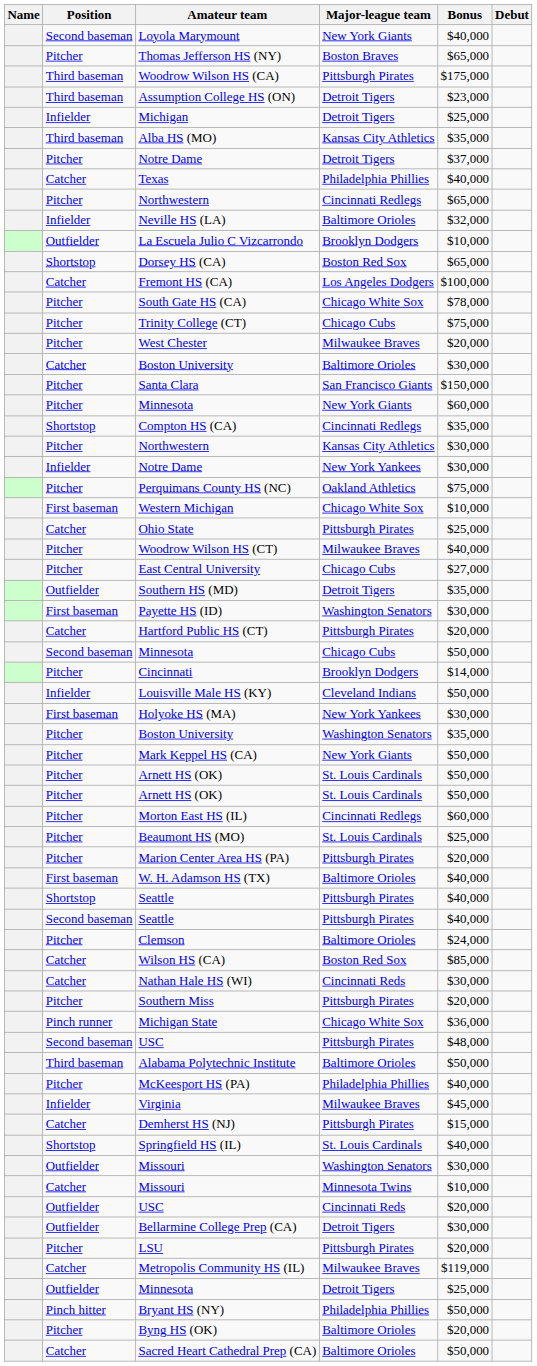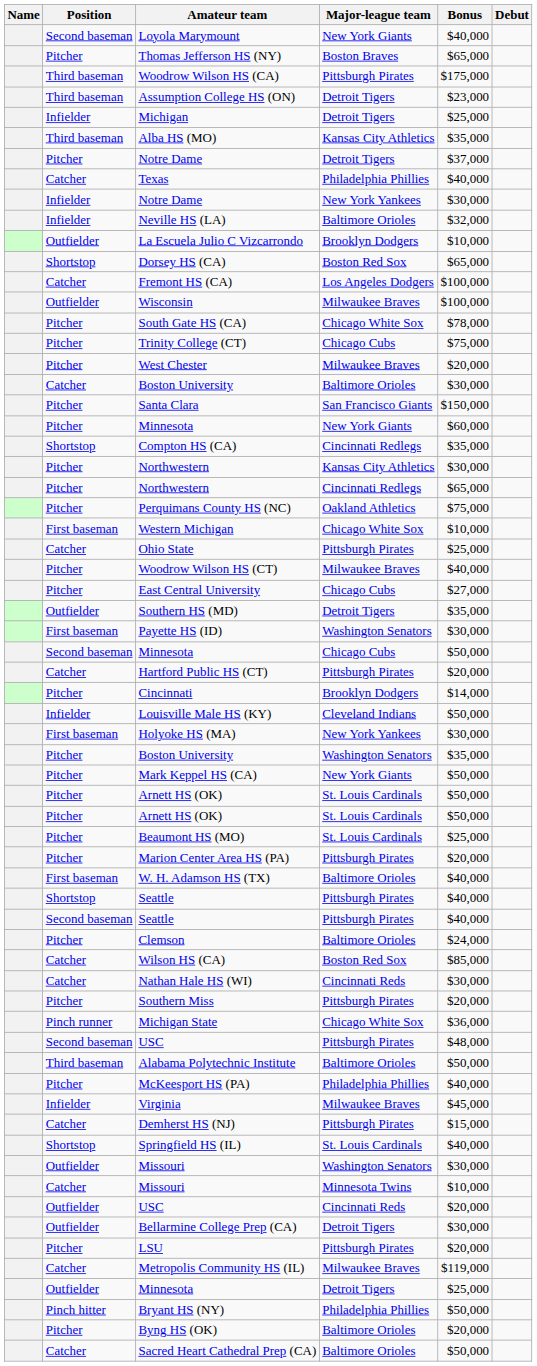rows swapped: (170, 466) <-> (174, 199)
+ row: (166, 302)
rows swapped: (166, 651) <-> (203, 631)
- row: (193, 816)
